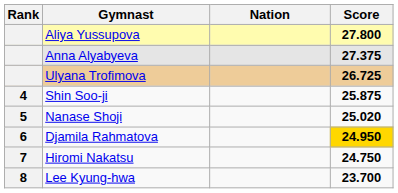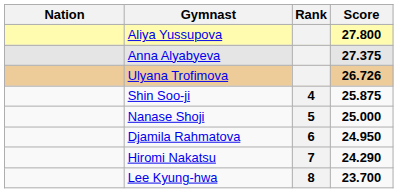columns swapped: (23, 14) <-> (270, 14)
(361, 75) 26.725 -> (361, 75) 26.726
(361, 116) 25.020 -> (361, 116) 25.000
(361, 136) gold background -> (361, 136) no background
(361, 157) 24.750 -> (361, 157) 24.290
